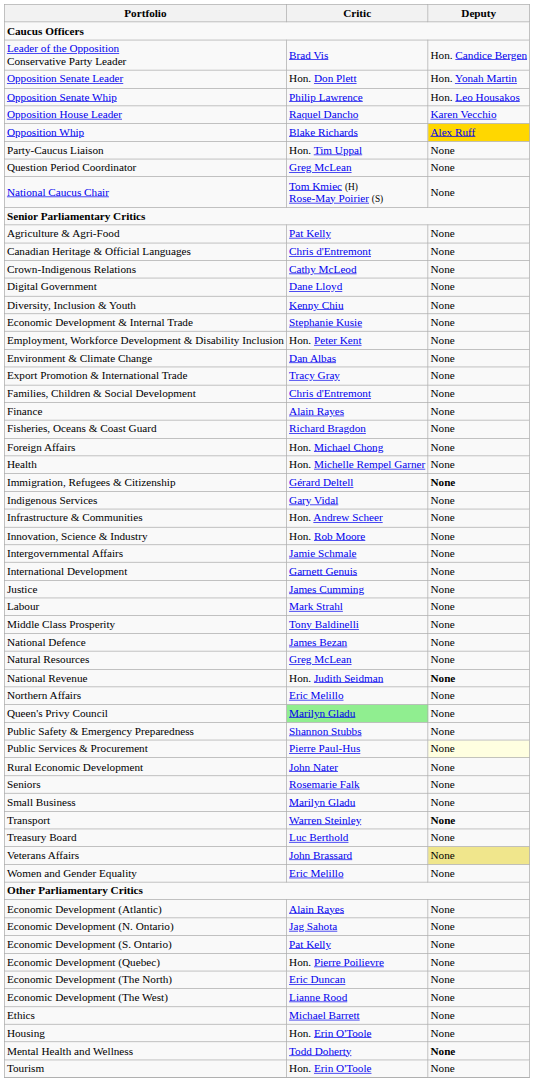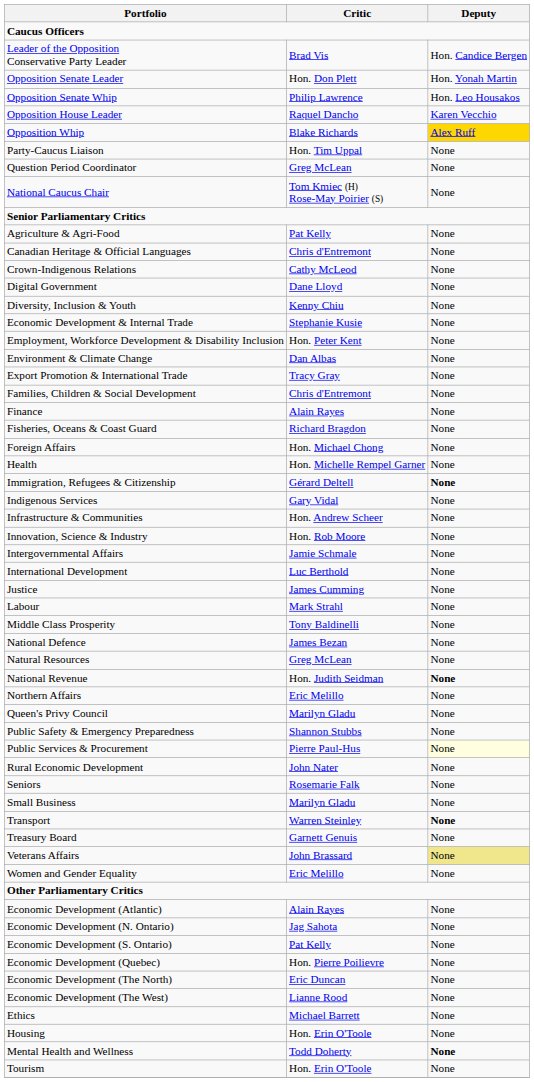(323, 571) Garnett Genuis -> (319, 571) Luc Berthold
(322, 713) lightgreen background -> (322, 713) no background
(319, 837) Luc Berthold -> (323, 837) Garnett Genuis
